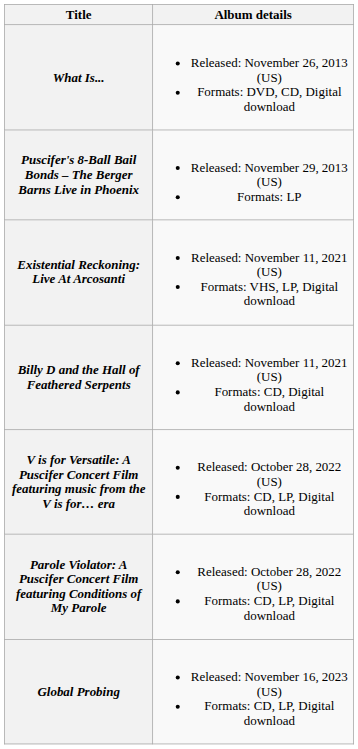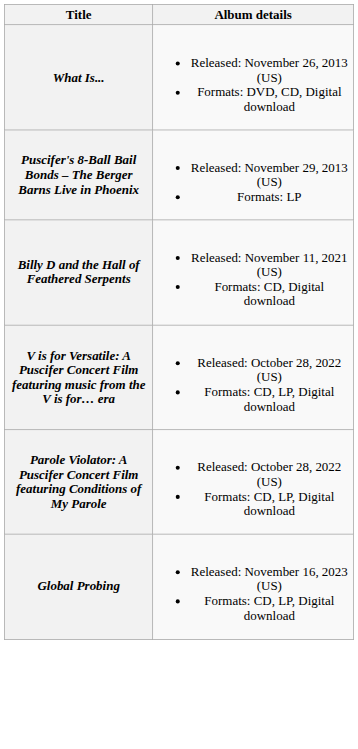- row: (79, 272)
